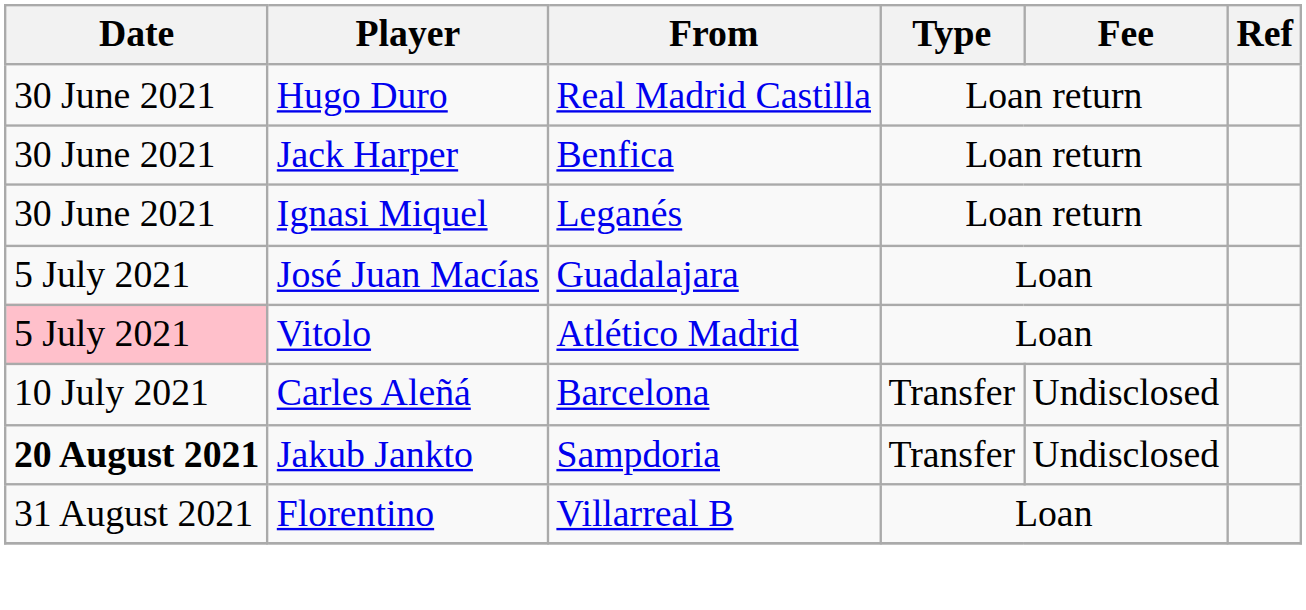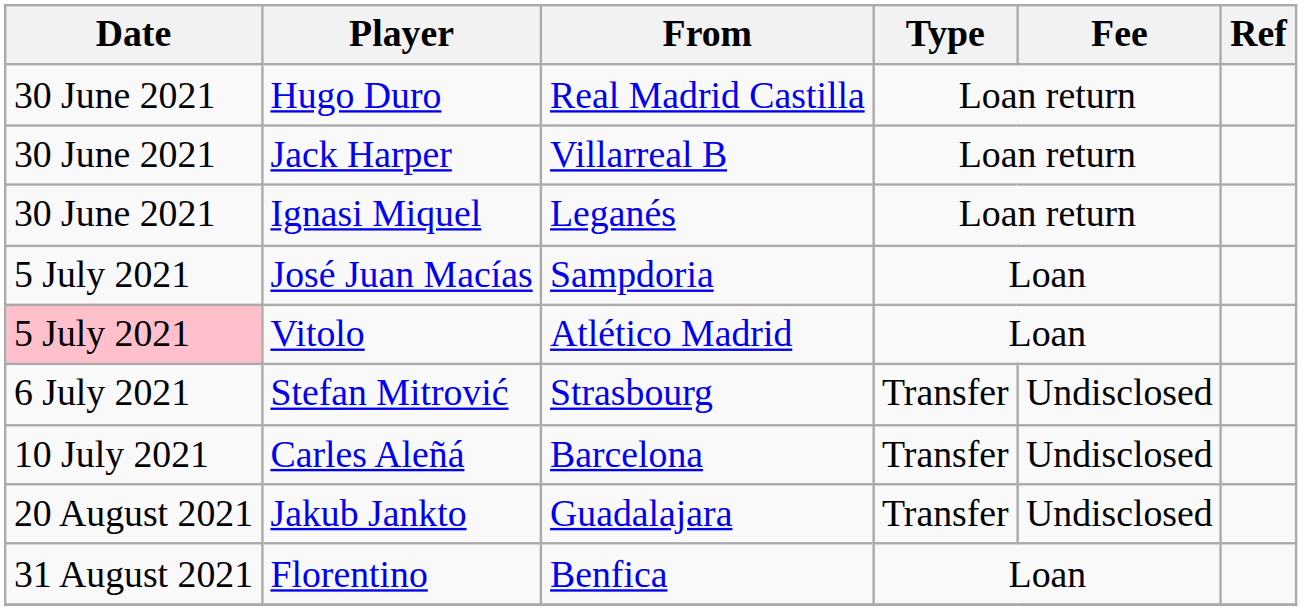(615, 154) Benfica -> (639, 154) Villarreal B
(648, 273) Guadalajara -> (632, 273) Sampdoria
+ row: (389, 393)
(137, 453) bold -> (133, 513) normal
(638, 453) Sampdoria -> (641, 513) Guadalajara
(645, 513) Villarreal B -> (609, 573) Benfica
